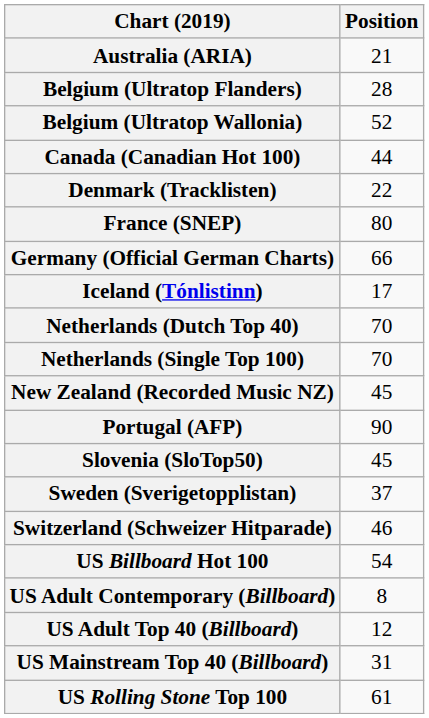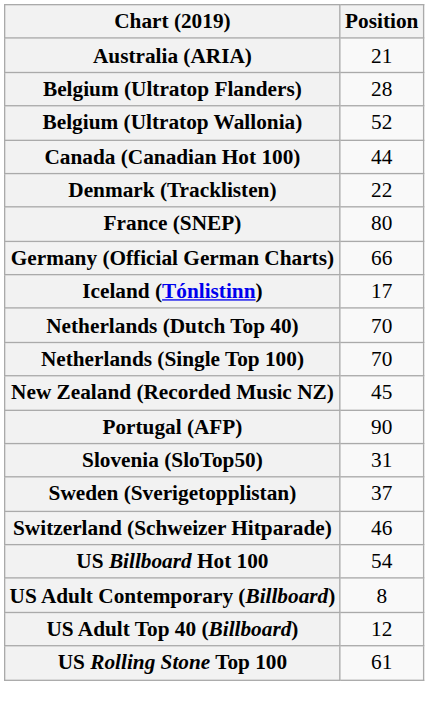(382, 460) 45 -> (382, 460) 31
- row: (172, 662)
